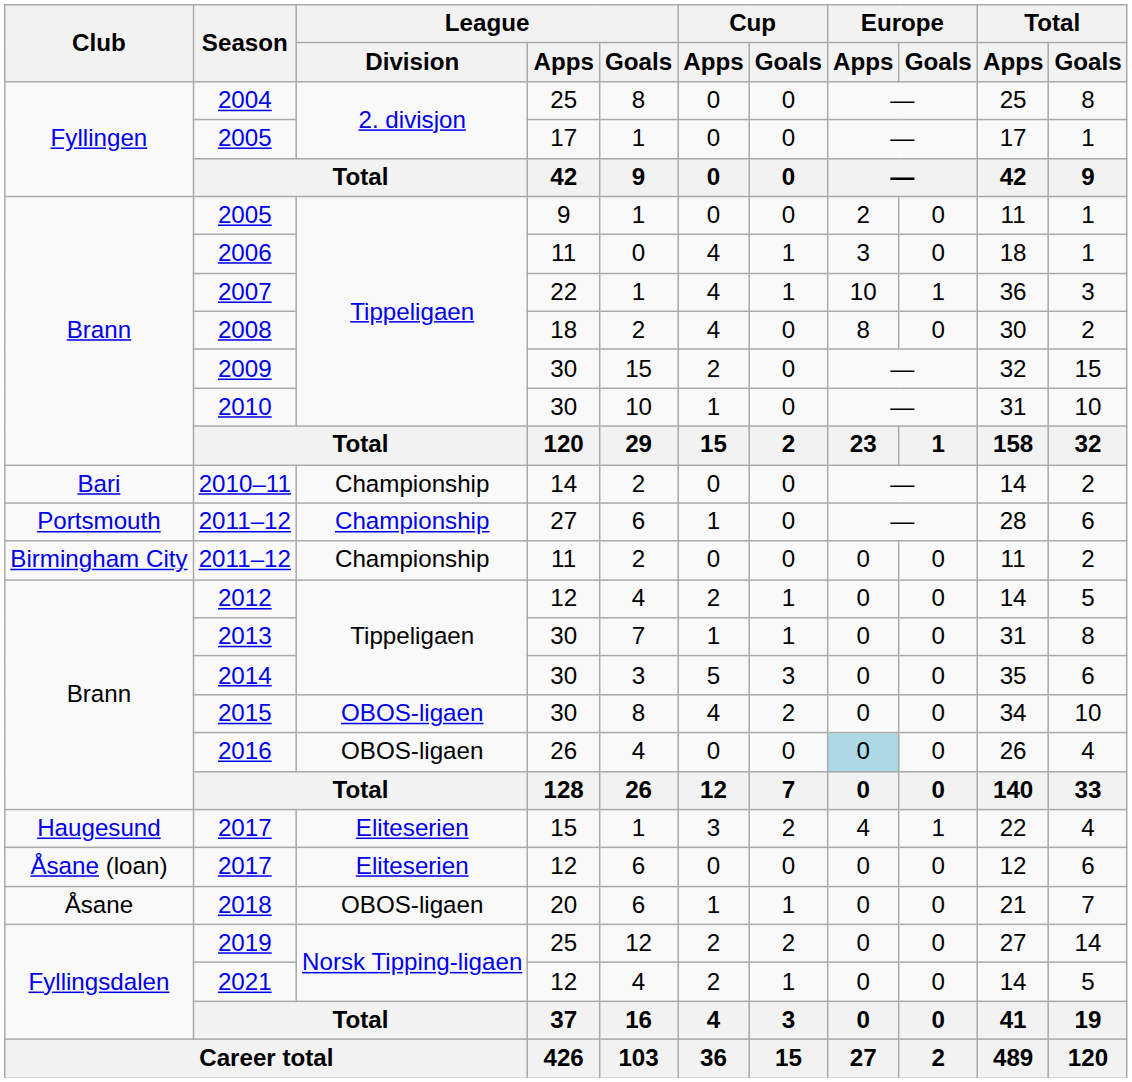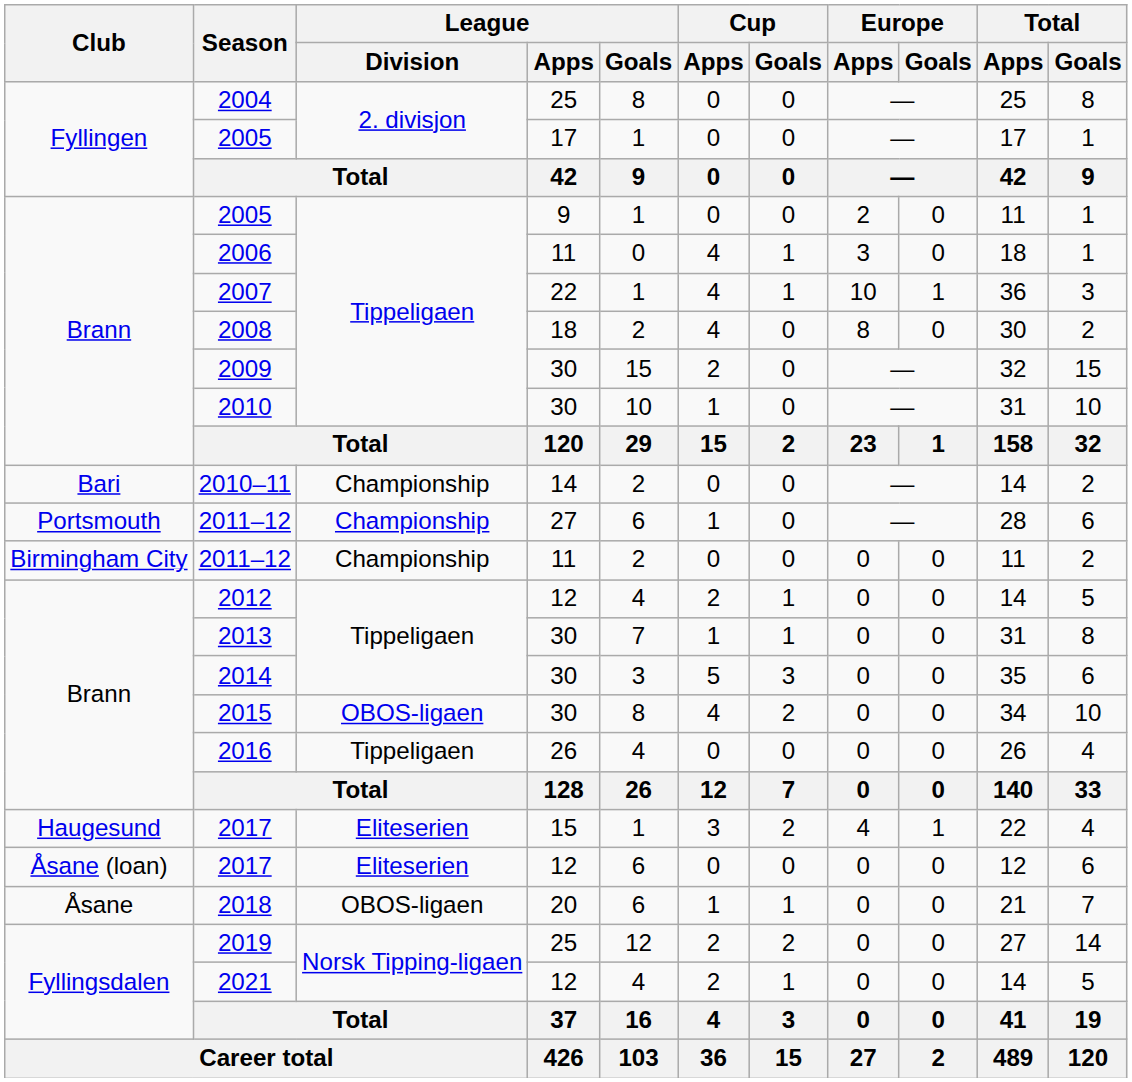(412, 751) OBOS-ligaen -> (412, 751) Tippeligaen
(863, 751) lightblue background -> (863, 751) no background
